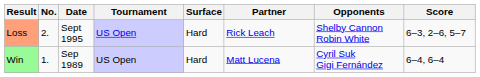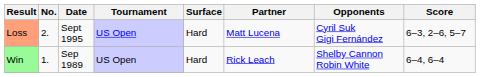(250, 33) Rick Leach -> (253, 33) Matt Lucena
(350, 33) Shelby Cannon Robin White -> (350, 33) Cyril Suk Gigi Fernández
(253, 59) Matt Lucena -> (250, 59) Rick Leach
(350, 59) Cyril Suk Gigi Fernández -> (350, 59) Shelby Cannon Robin White
